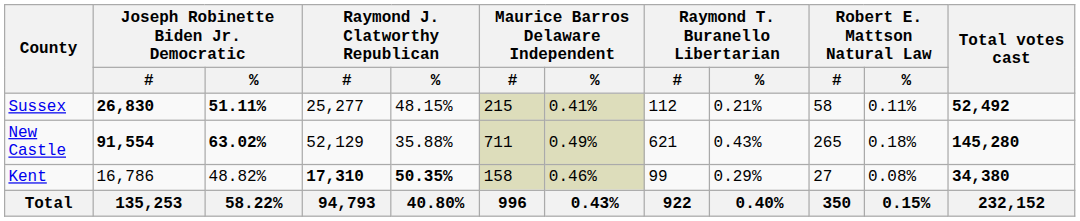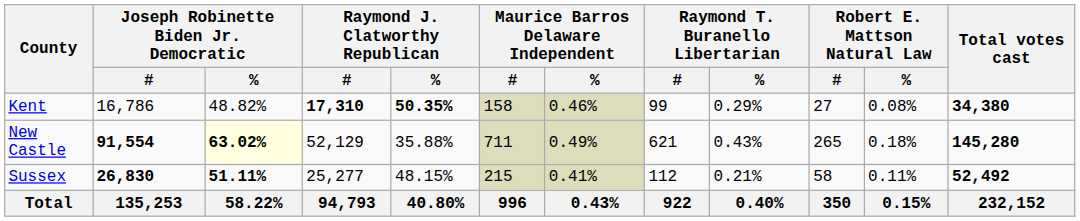rows swapped: (28, 177) <-> (37, 107)
(237, 142) no background -> (237, 142) lightyellow background
